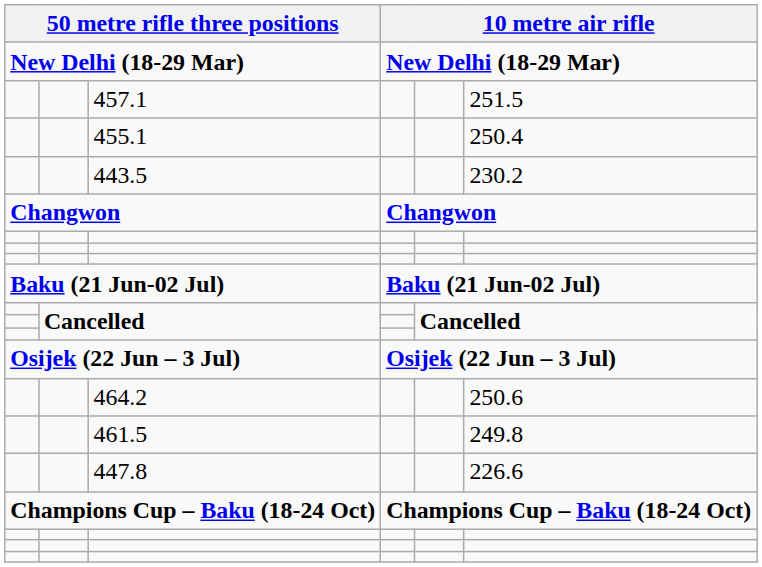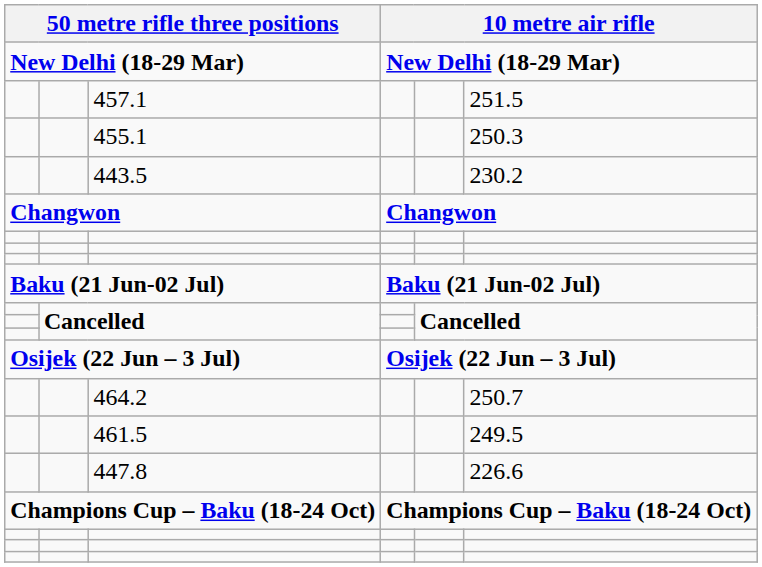(496, 136) 250.4 -> (496, 136) 250.3
(496, 396) 250.6 -> (496, 396) 250.7
(496, 434) 249.8 -> (496, 434) 249.5
